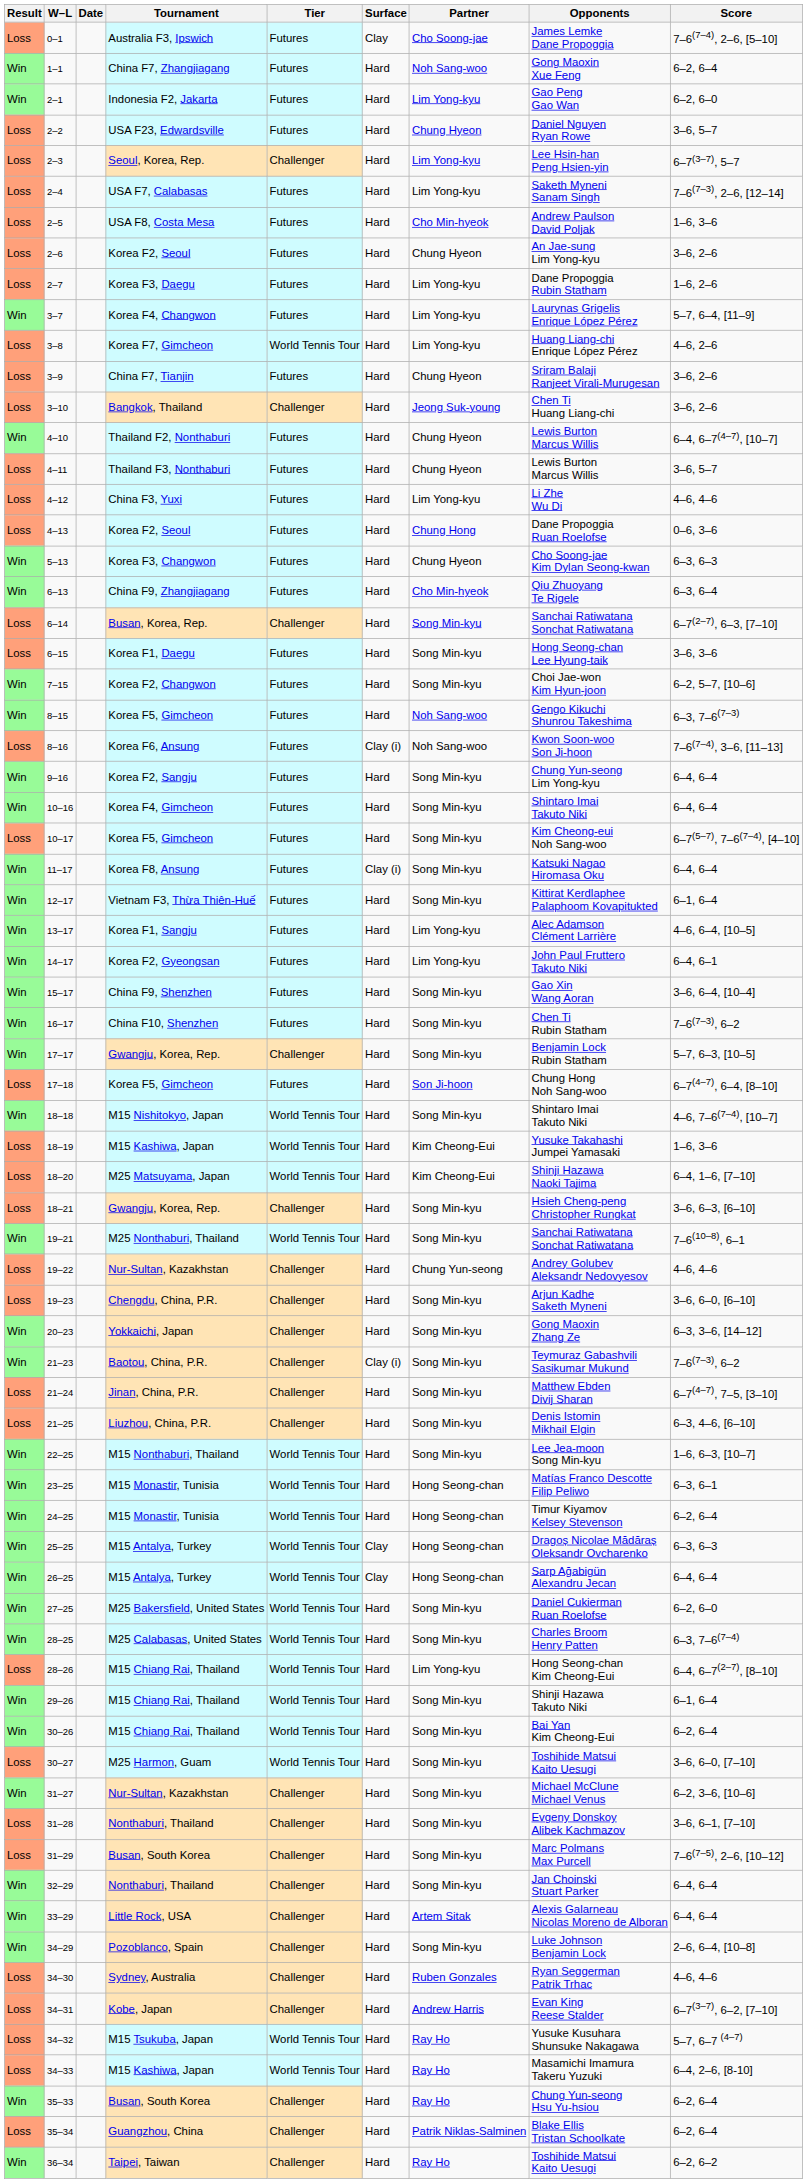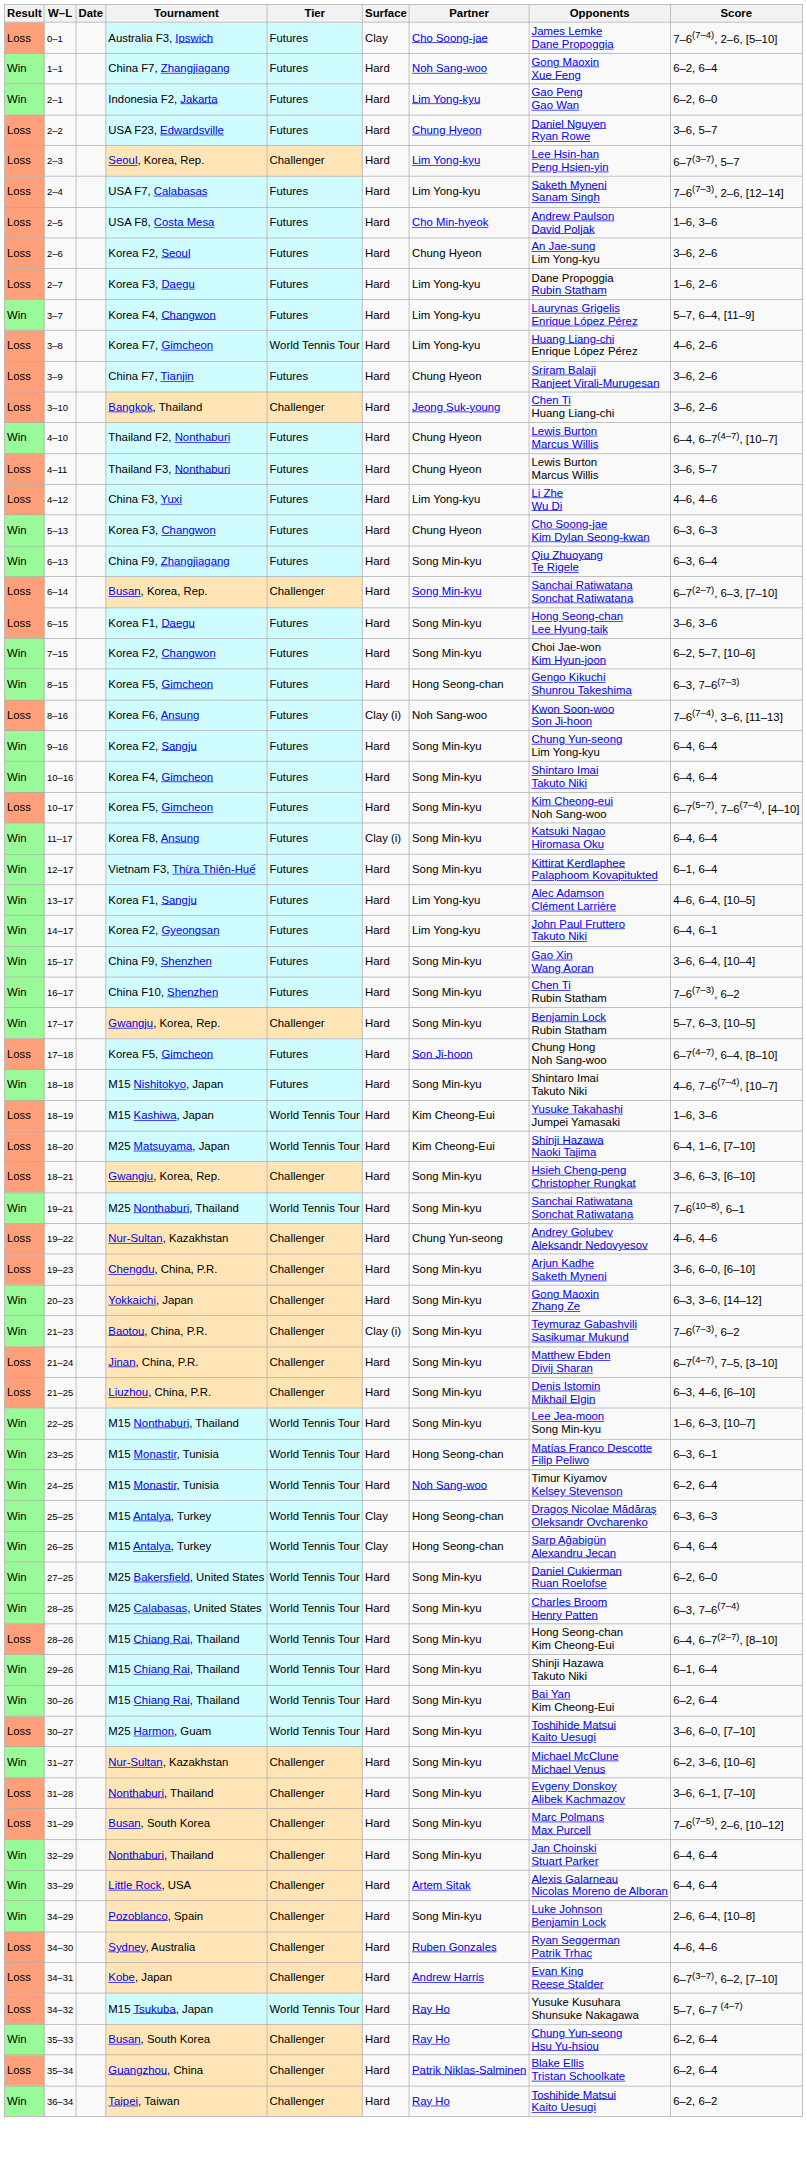- row: (57, 531)
(450, 592) Cho Min-hyeok -> (447, 561) Song Min-kyu
(450, 715) Noh Sang-woo -> (458, 684) Hong Seong-chan
(315, 1115) World Tennis Tour -> (289, 1084) Futures
(458, 1516) Hong Seong-chan -> (450, 1485) Noh Sang-woo
(446, 1670) Lim Yong-kyu -> (447, 1639) Song Min-kyu
- row: (60, 2071)
